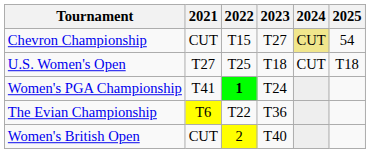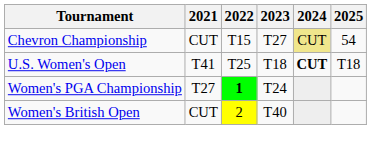(203, 64) T27 -> (203, 64) T41
(311, 64) normal -> (312, 64) bold
(203, 88) T41 -> (203, 88) T27
- row: (82, 112)
